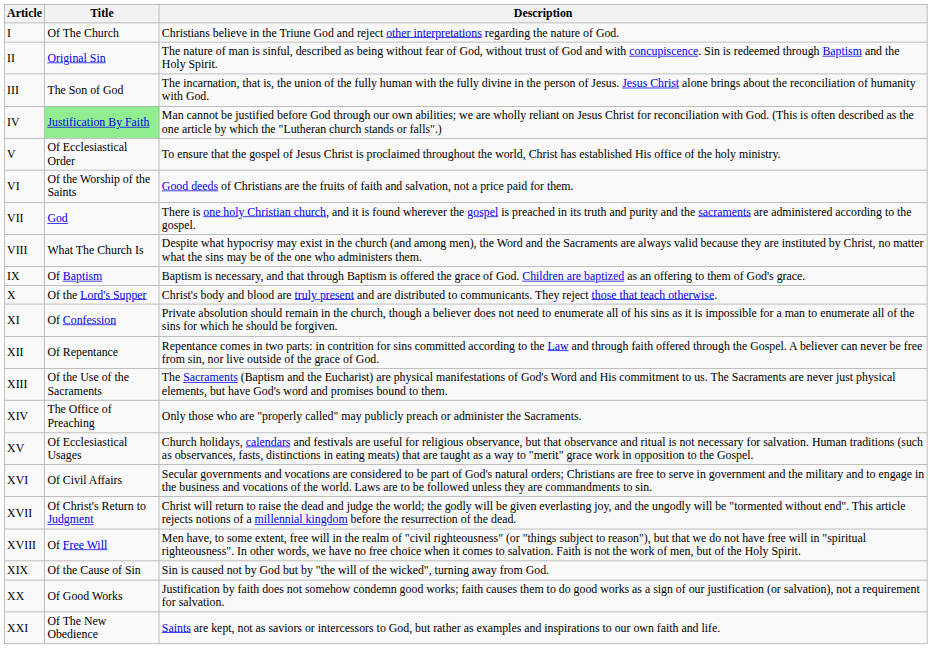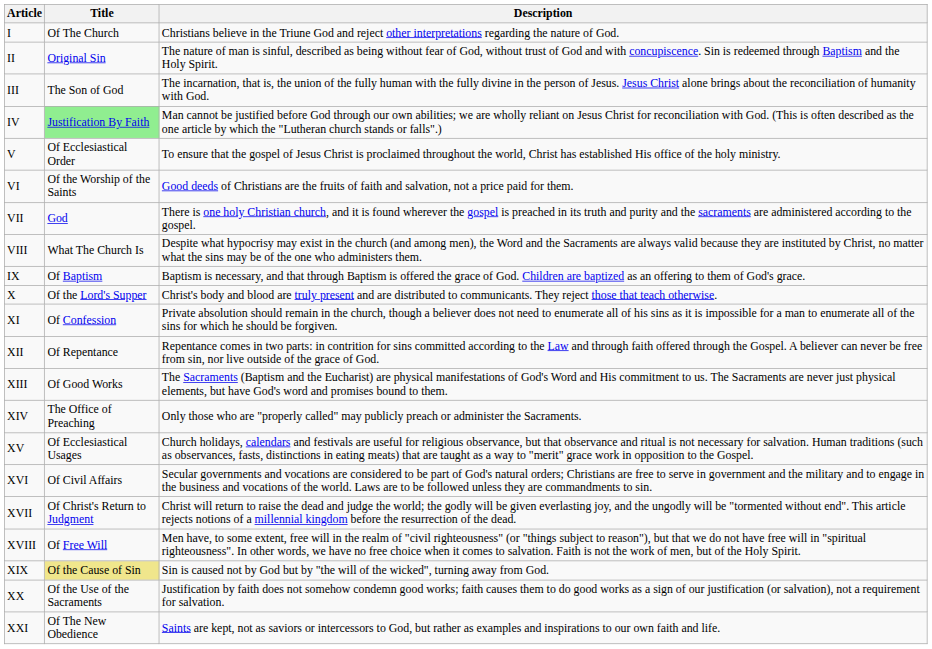(88, 384) Of the Use of the Sacraments -> (85, 384) Of Good Works
(94, 570) no background -> (94, 570) khaki background
(85, 595) Of Good Works -> (88, 595) Of the Use of the Sacraments
